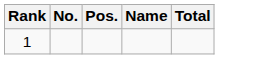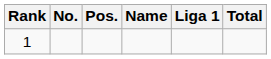+ column: (197, 16)
